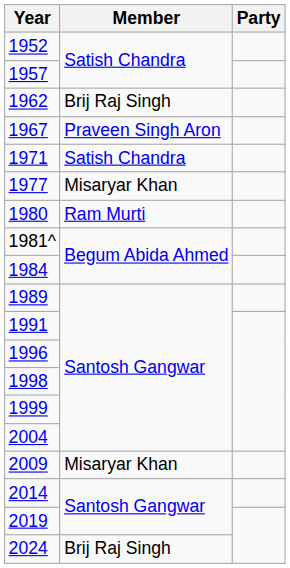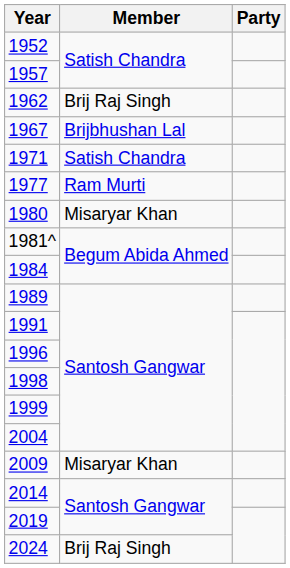(142, 130) Praveen Singh Aron -> (125, 130) Brijbhushan Lal
(121, 185) Misaryar Khan -> (105, 185) Ram Murti
(105, 213) Ram Murti -> (121, 213) Misaryar Khan
